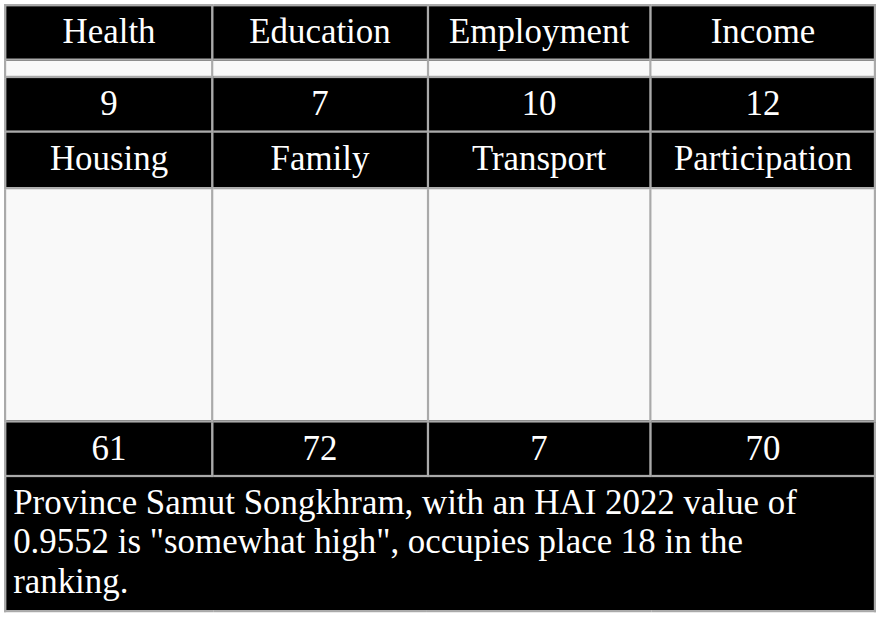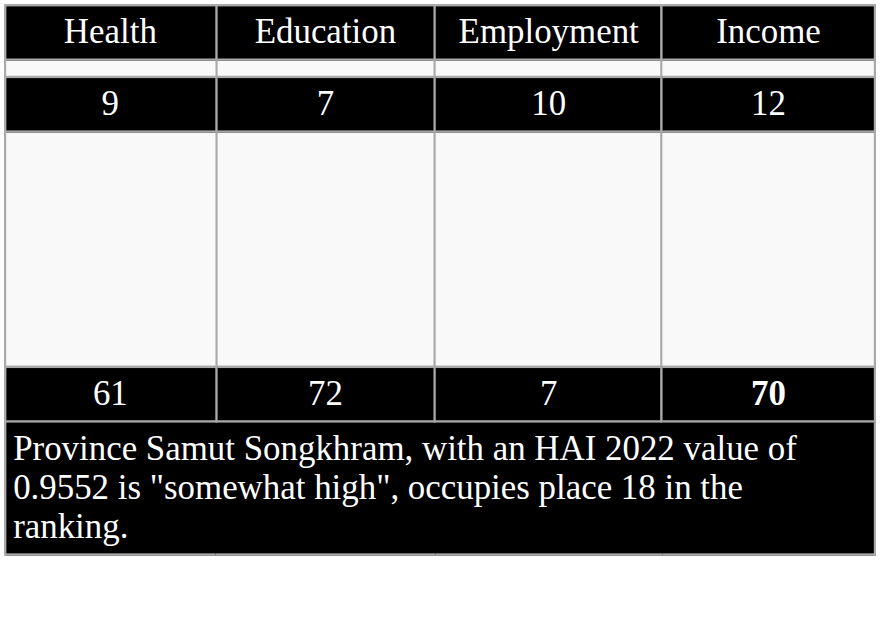- row: (109, 158)
(763, 448) normal -> (769, 392) bold
